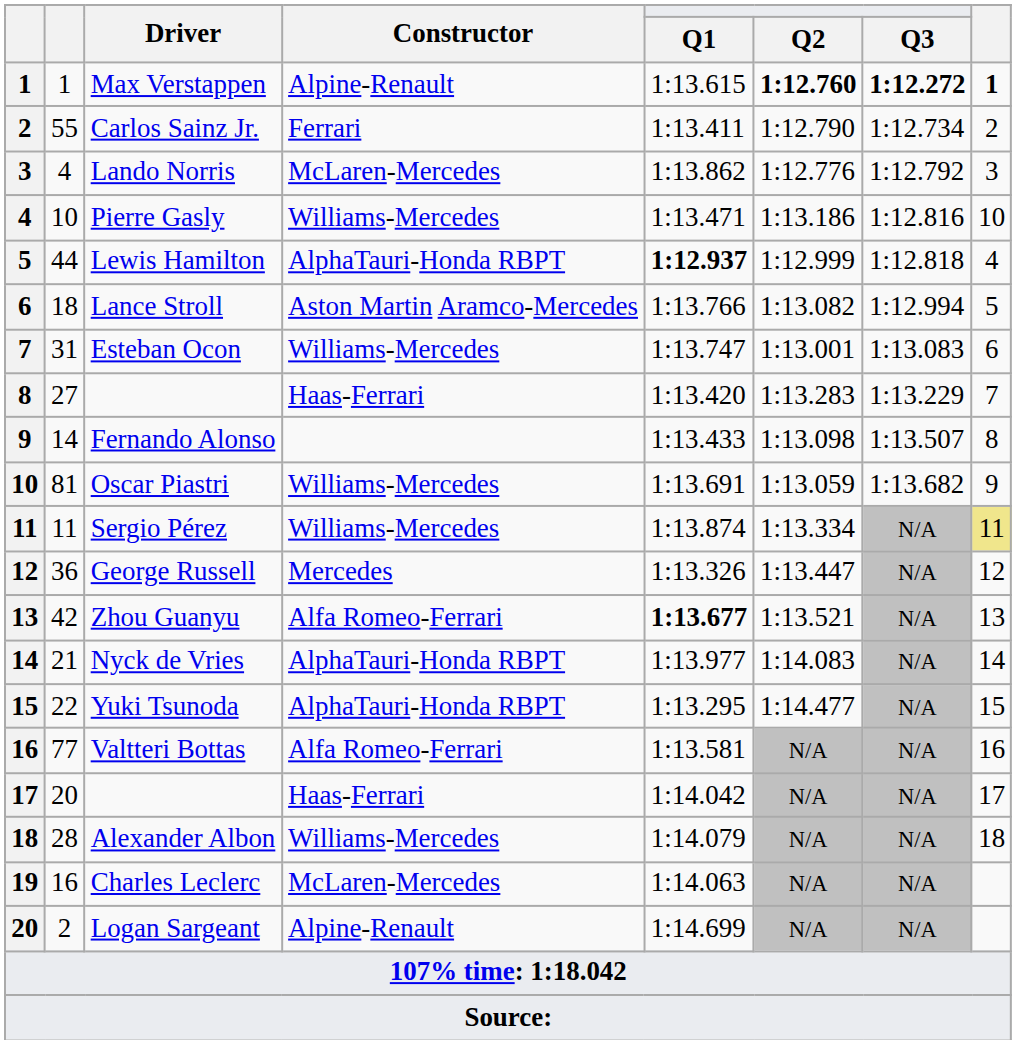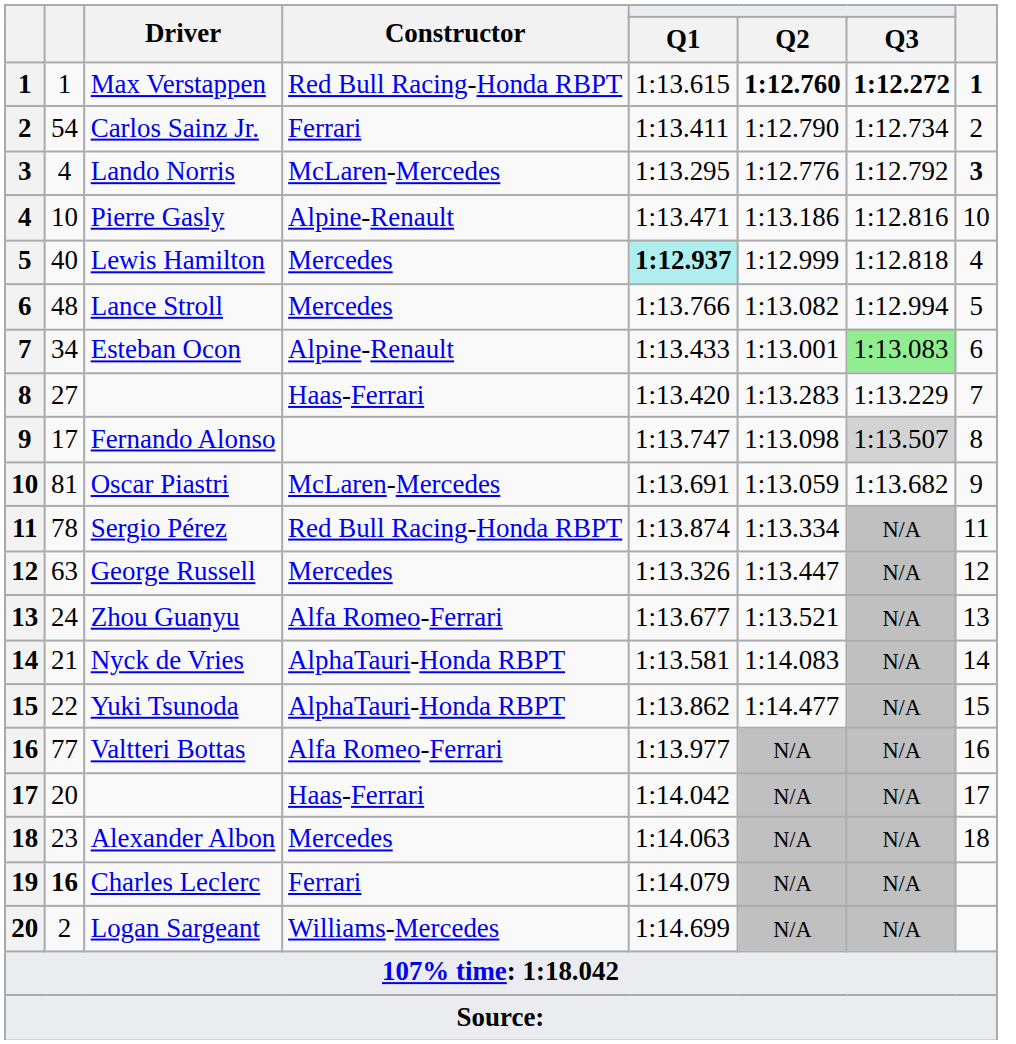(371, 83) Alpine-Renault -> (455, 83) Red Bull Racing-Honda RBPT
(64, 127) 55 -> (64, 127) 54
(698, 172) 1:13.862 -> (683, 172) 1:13.295
(992, 172) normal -> (976, 172) bold
(394, 216) Williams-Mercedes -> (371, 216) Alpine-Renault
(64, 261) 44 -> (64, 261) 40
(427, 261) AlphaTauri-Honda RBPT -> (340, 261) Mercedes
(699, 261) no background -> (683, 261) paleturquoise background
(64, 305) 18 -> (64, 305) 48
(463, 305) Aston Martin Aramco-Mercedes -> (340, 305) Mercedes
(64, 350) 31 -> (64, 350) 34
(394, 350) Williams-Mercedes -> (371, 350) Alpine-Renault
(698, 350) 1:13.747 -> (683, 350) 1:13.433
(917, 350) no background -> (901, 350) lightgreen background
(64, 438) 14 -> (64, 438) 17
(698, 438) 1:13.433 -> (683, 438) 1:13.747
(917, 438) no background -> (901, 438) lightgrey background
(394, 483) Williams-Mercedes -> (394, 483) McLaren-Mercedes
(64, 527) 11 -> (64, 527) 78
(394, 527) Williams-Mercedes -> (455, 527) Red Bull Racing-Honda RBPT
(992, 527) khaki background -> (976, 527) no background
(64, 572) 36 -> (64, 572) 63
(64, 616) 42 -> (64, 616) 24
(699, 616) bold -> (683, 616) normal
(698, 661) 1:13.977 -> (683, 661) 1:13.581
(698, 705) 1:13.295 -> (683, 705) 1:13.862
(698, 749) 1:13.581 -> (683, 749) 1:13.977
(64, 838) 28 -> (64, 838) 23
(394, 838) Williams-Mercedes -> (340, 838) Mercedes
(698, 838) 1:14.079 -> (683, 838) 1:14.063
(64, 883) normal -> (64, 883) bold
(394, 883) McLaren-Mercedes -> (325, 883) Ferrari
(698, 883) 1:14.063 -> (683, 883) 1:14.079
(371, 927) Alpine-Renault -> (394, 927) Williams-Mercedes
